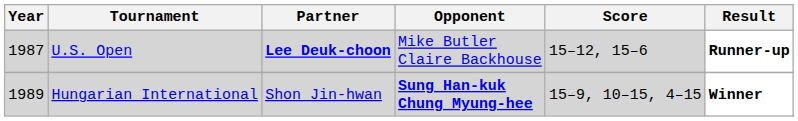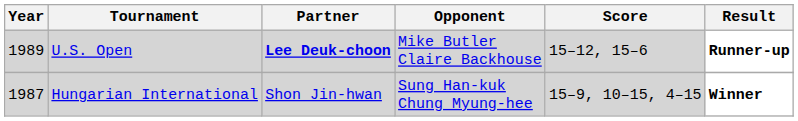(26, 51) 1987 -> (26, 51) 1989
(26, 94) 1989 -> (26, 94) 1987
(465, 94) bold -> (465, 94) normal
